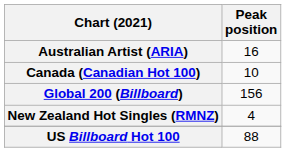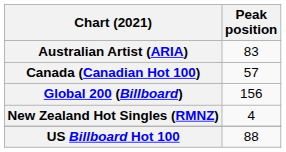(251, 51) 16 -> (251, 51) 83
(251, 72) 10 -> (251, 72) 57
